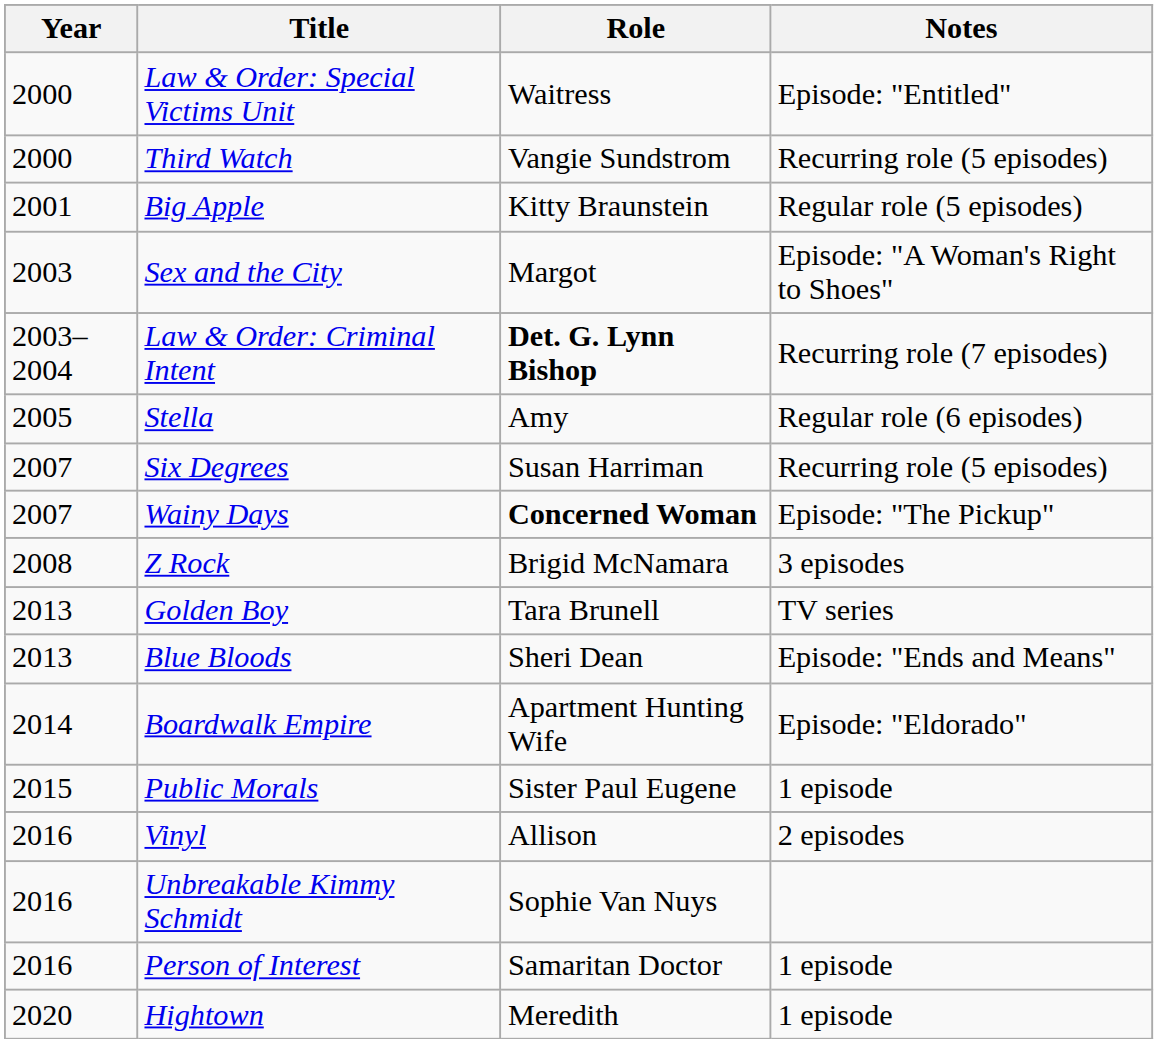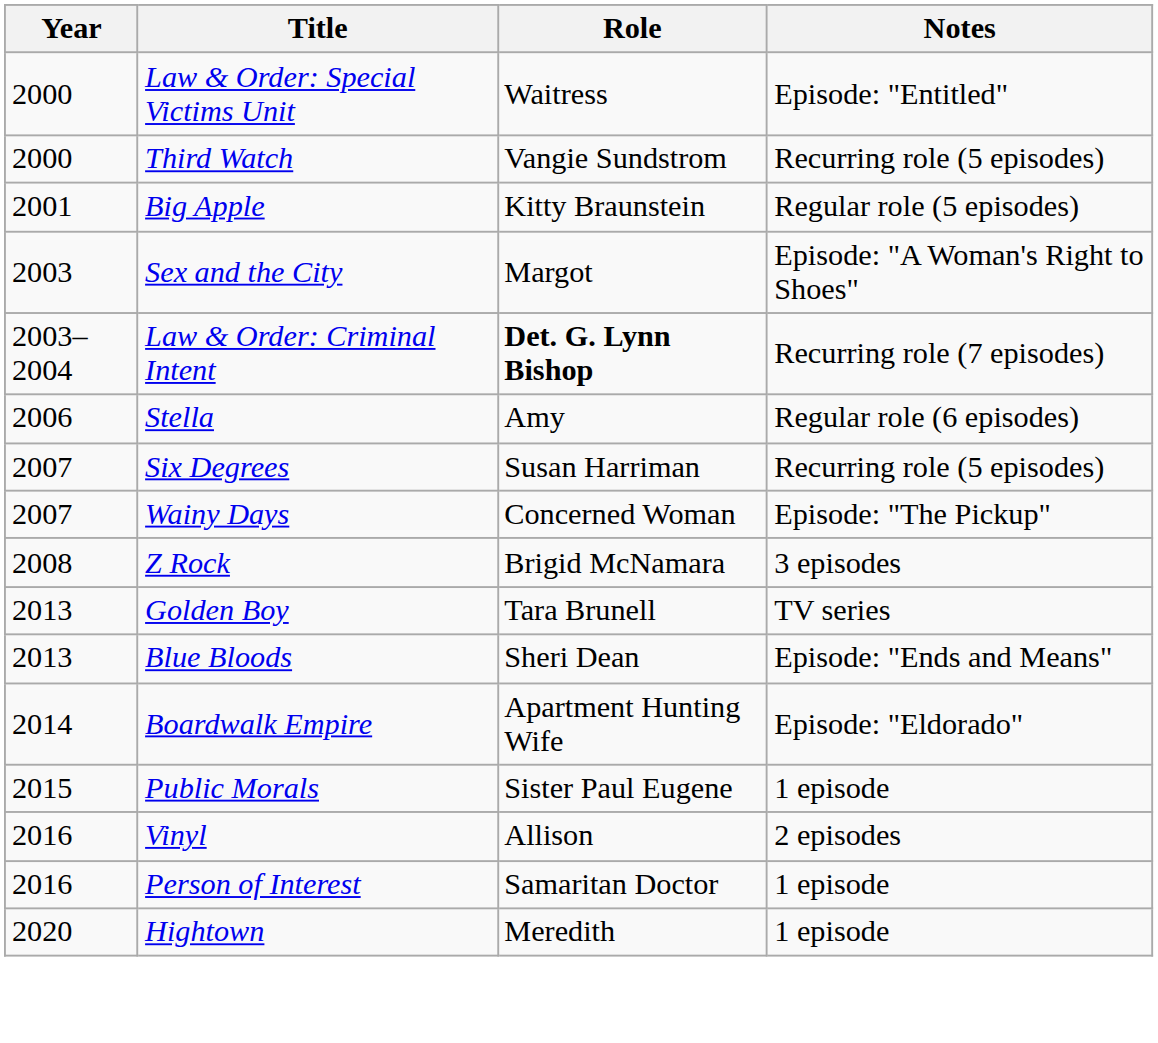(42, 418) 2005 -> (42, 418) 2006
(632, 514) bold -> (620, 514) normal
- row: (269, 900)
